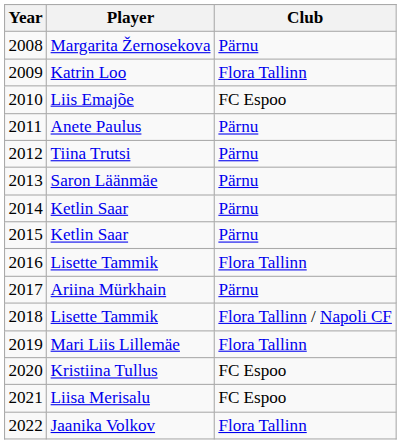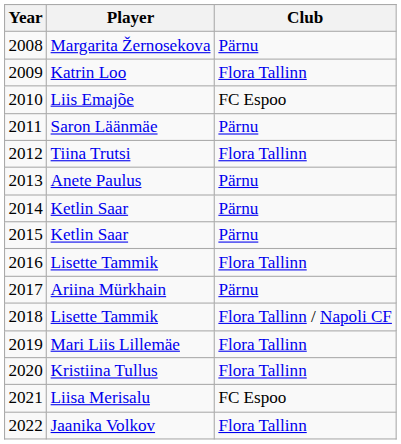(96, 126) Anete Paulus -> (104, 126) Saron Läänmäe
(238, 153) Pärnu -> (263, 153) Flora Tallinn
(104, 180) Saron Läänmäe -> (96, 180) Anete Paulus
(252, 371) FC Espoo -> (263, 371) Flora Tallinn
